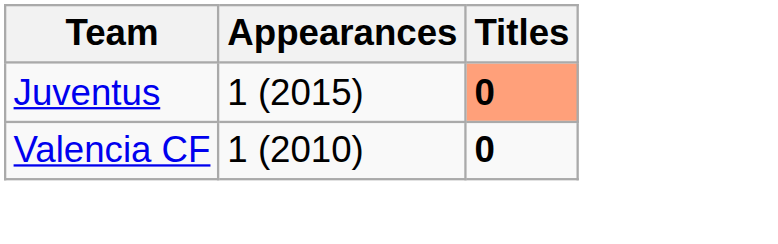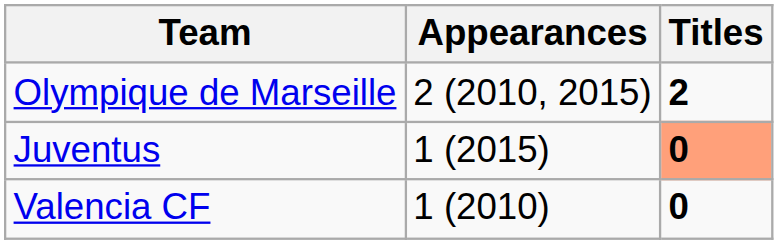+ row: (205, 91)
